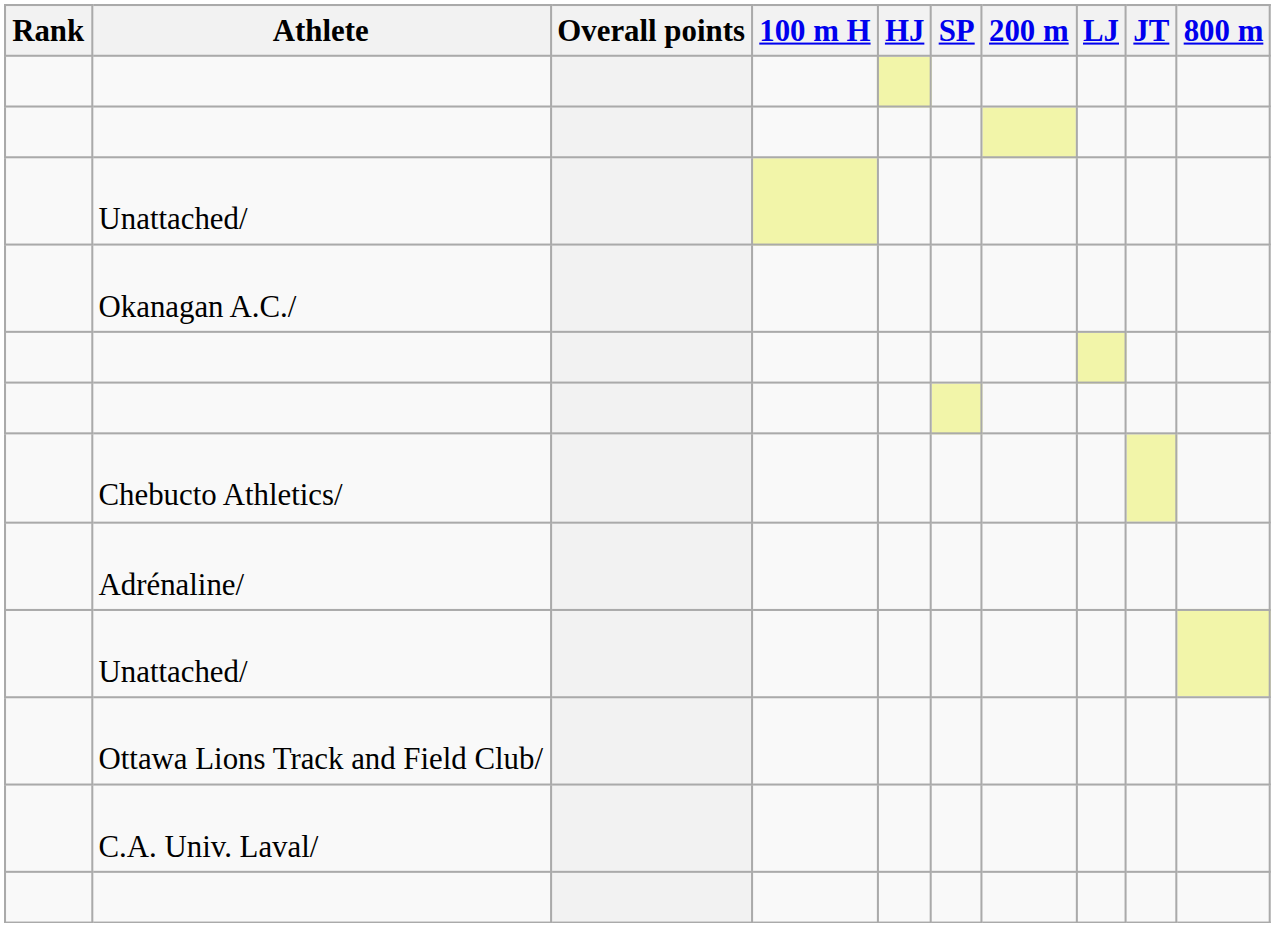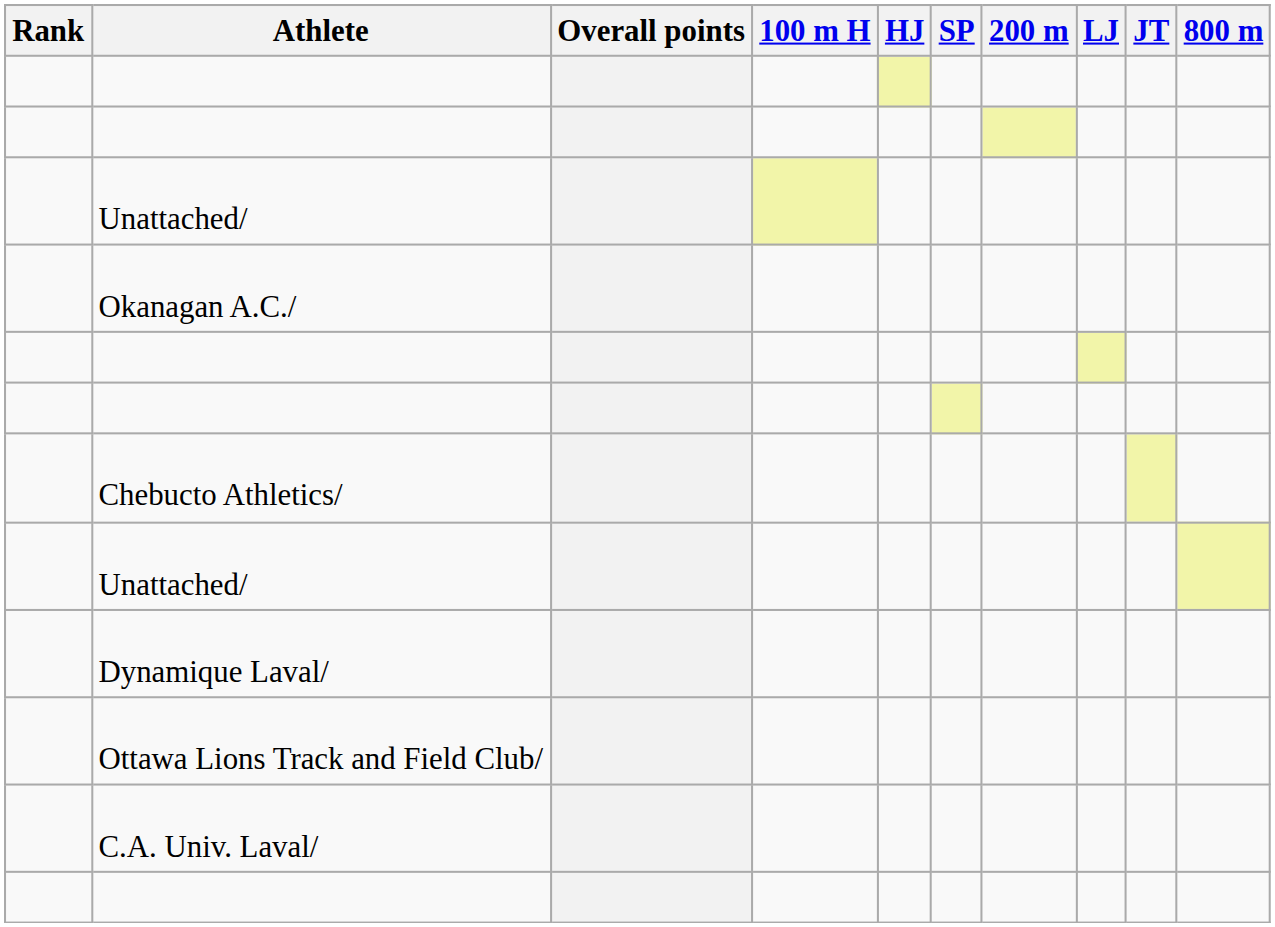- row: (48, 566)
+ row: (48, 653)
